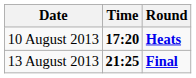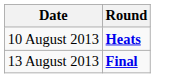- column: (122, 15)
